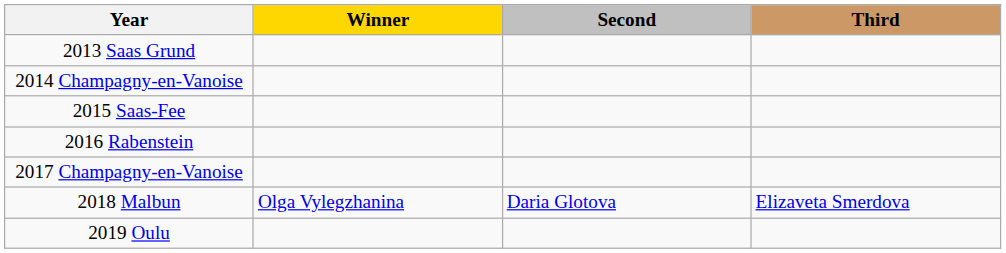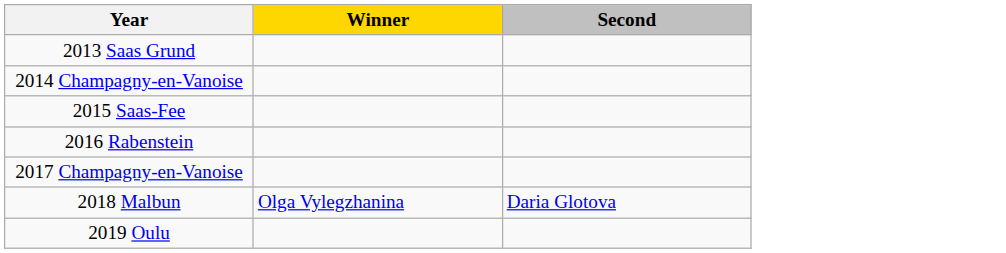- column: (876, 19)
